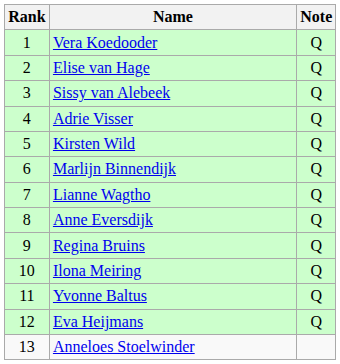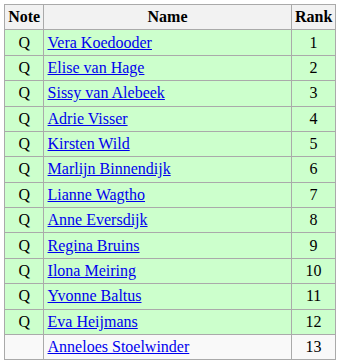columns swapped: (27, 17) <-> (316, 17)
